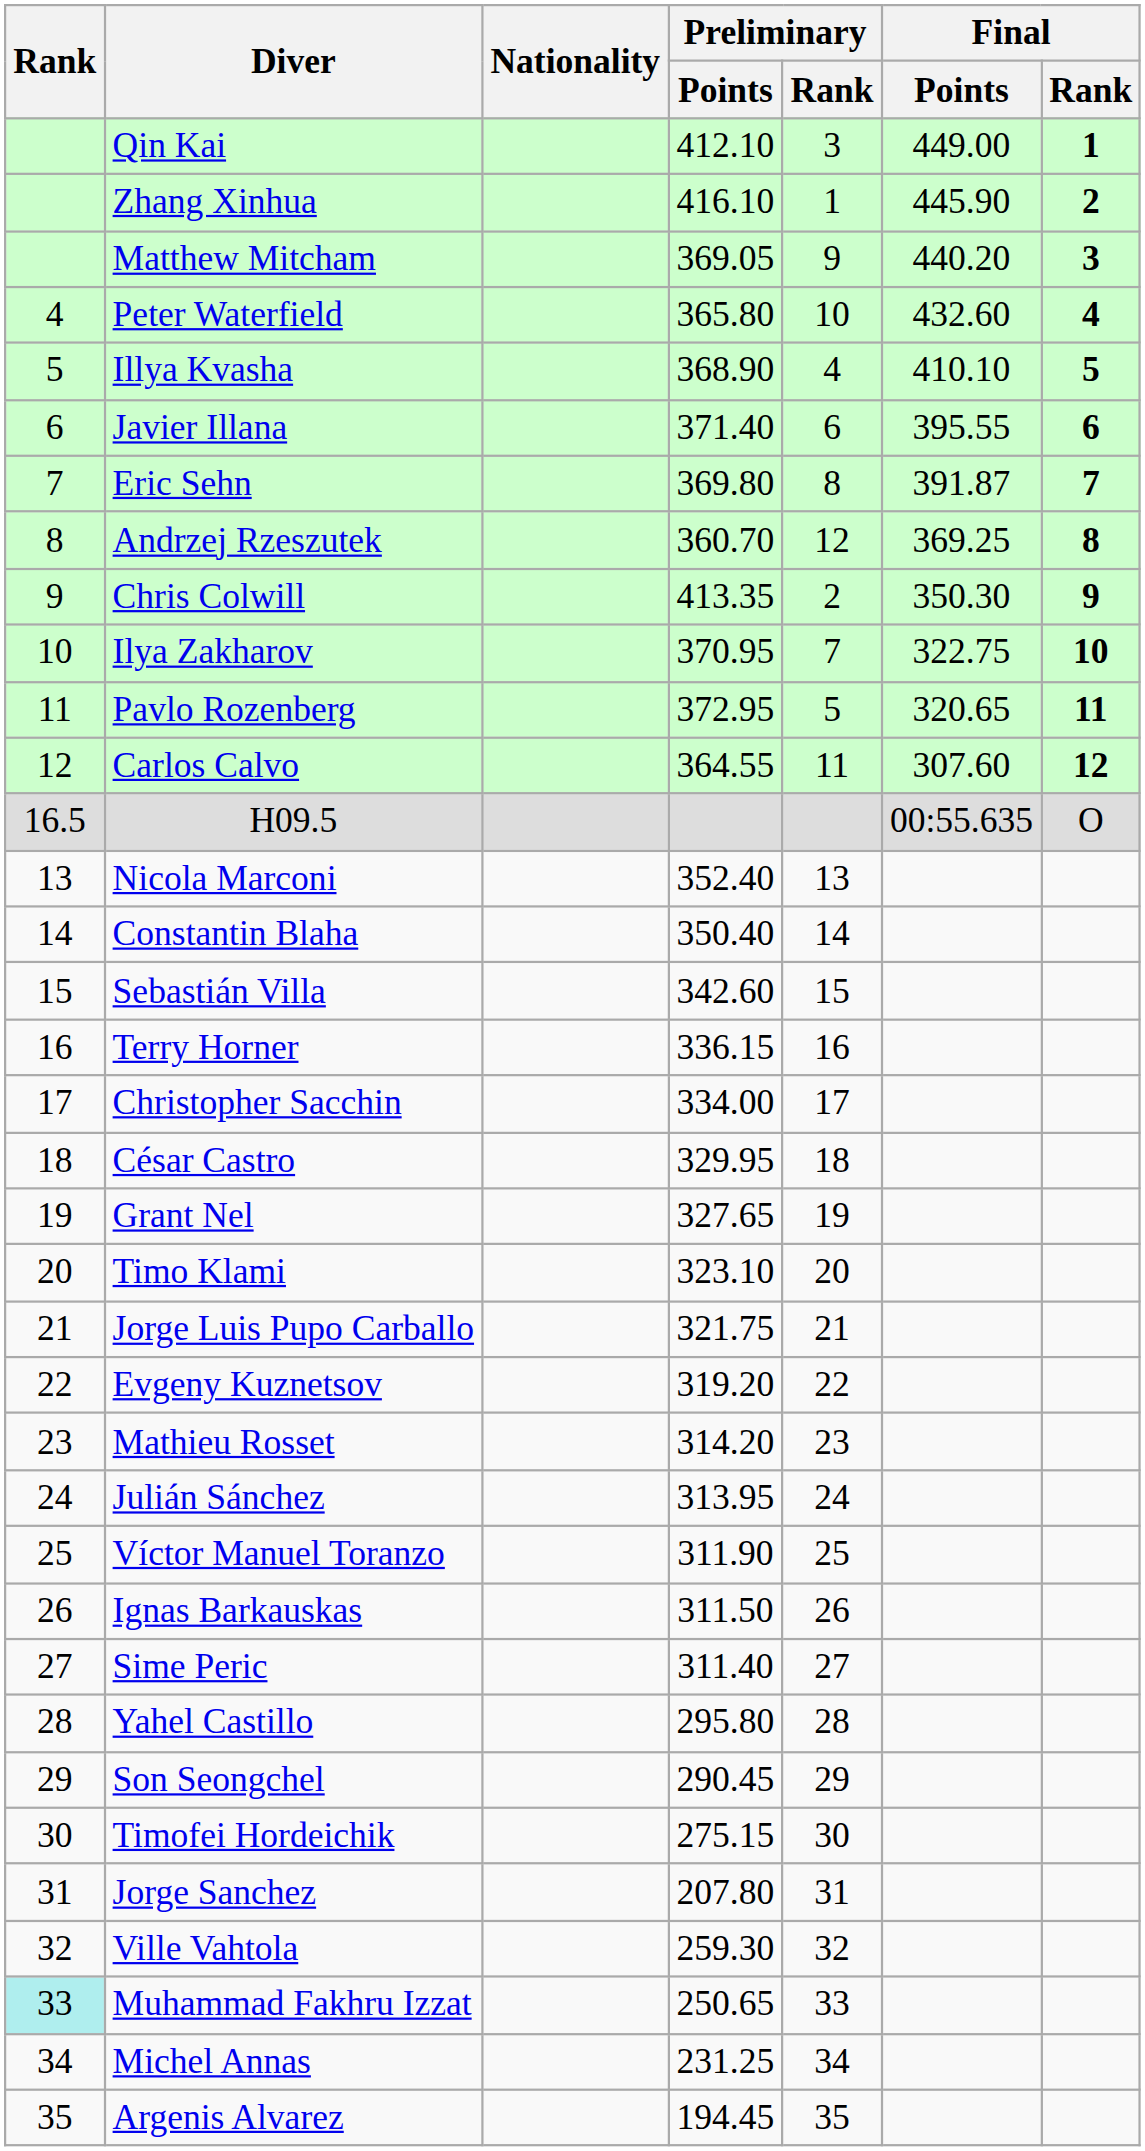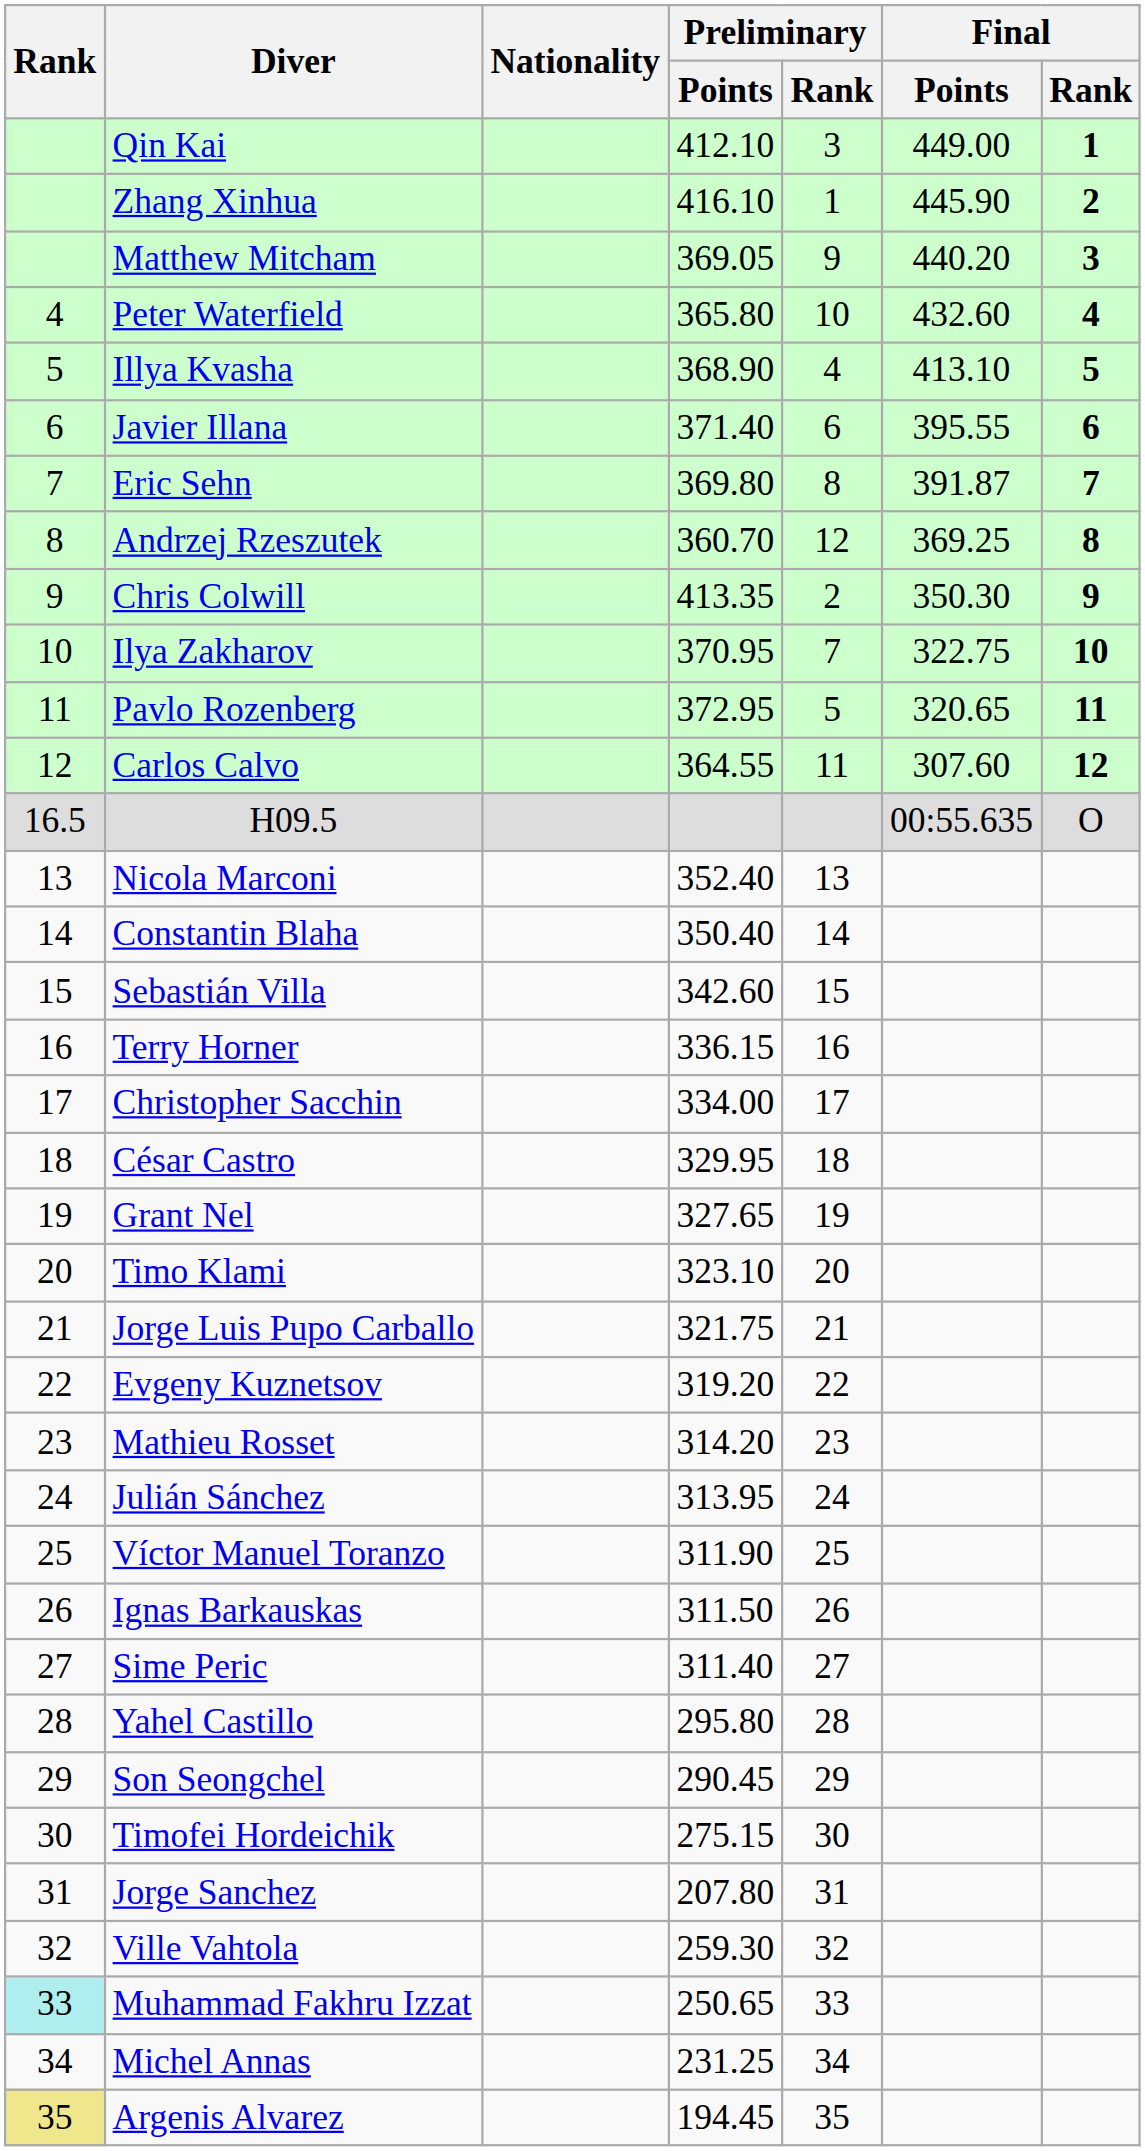(961, 370) 410.10 -> (961, 370) 413.10
(55, 2116) no background -> (55, 2116) khaki background
